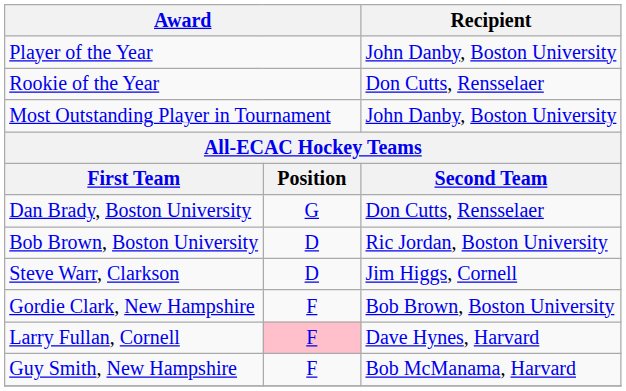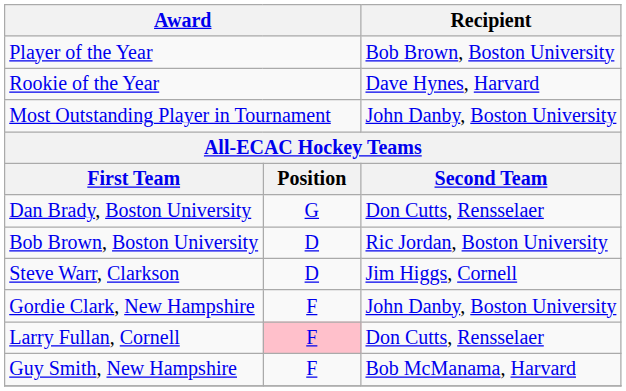(491, 52) John Danby, Boston University -> (490, 52) Bob Brown, Boston University
(455, 83) Don Cutts, Rensselaer -> (452, 83) Dave Hynes, Harvard
(490, 305) Bob Brown, Boston University -> (491, 305) John Danby, Boston University
(452, 337) Dave Hynes, Harvard -> (455, 337) Don Cutts, Rensselaer
